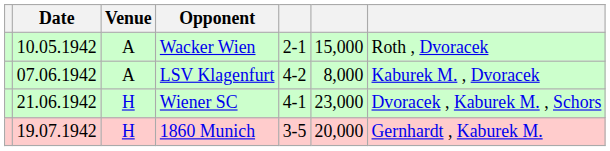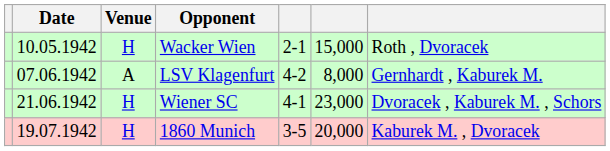(128, 46) A -> (128, 46) H
(456, 74) Kaburek M. , Dvoracek -> (457, 74) Gernhardt , Kaburek M.
(457, 131) Gernhardt , Kaburek M. -> (456, 131) Kaburek M. , Dvoracek
